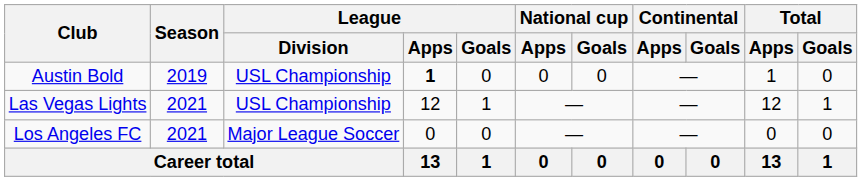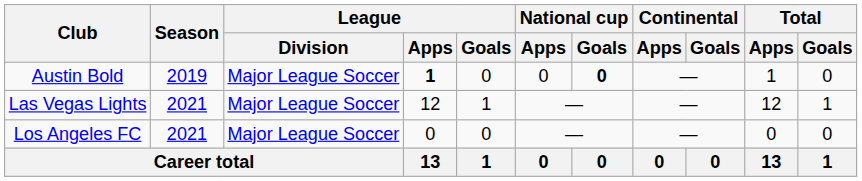(313, 76) USL Championship -> (313, 76) Major League Soccer
(602, 76) normal -> (602, 76) bold
(313, 104) USL Championship -> (313, 104) Major League Soccer
